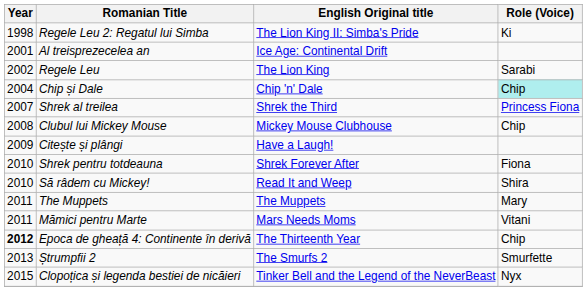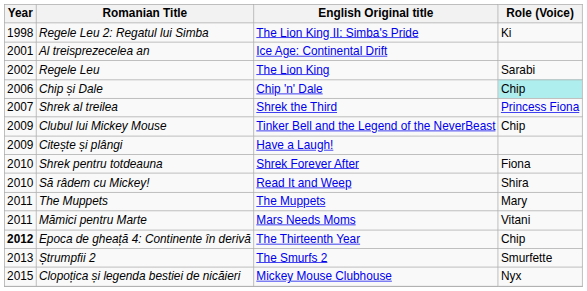(20, 88) 2004 -> (20, 88) 2006
(20, 126) 2008 -> (20, 126) 2009
(324, 126) Mickey Mouse Clubhouse -> (376, 126) Tinker Bell and the Legend of the NeverBeast
(376, 276) Tinker Bell and the Legend of the NeverBeast -> (324, 276) Mickey Mouse Clubhouse
